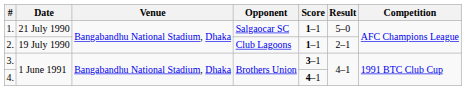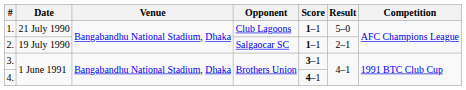(262, 29) Salgaocar SC -> (263, 29) Club Lagoons
(263, 45) Club Lagoons -> (262, 45) Salgaocar SC
